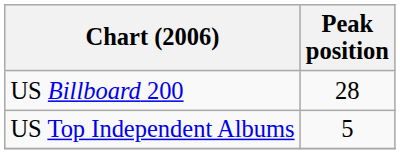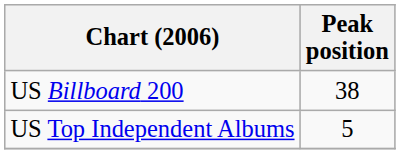(347, 90) 28 -> (347, 90) 38
